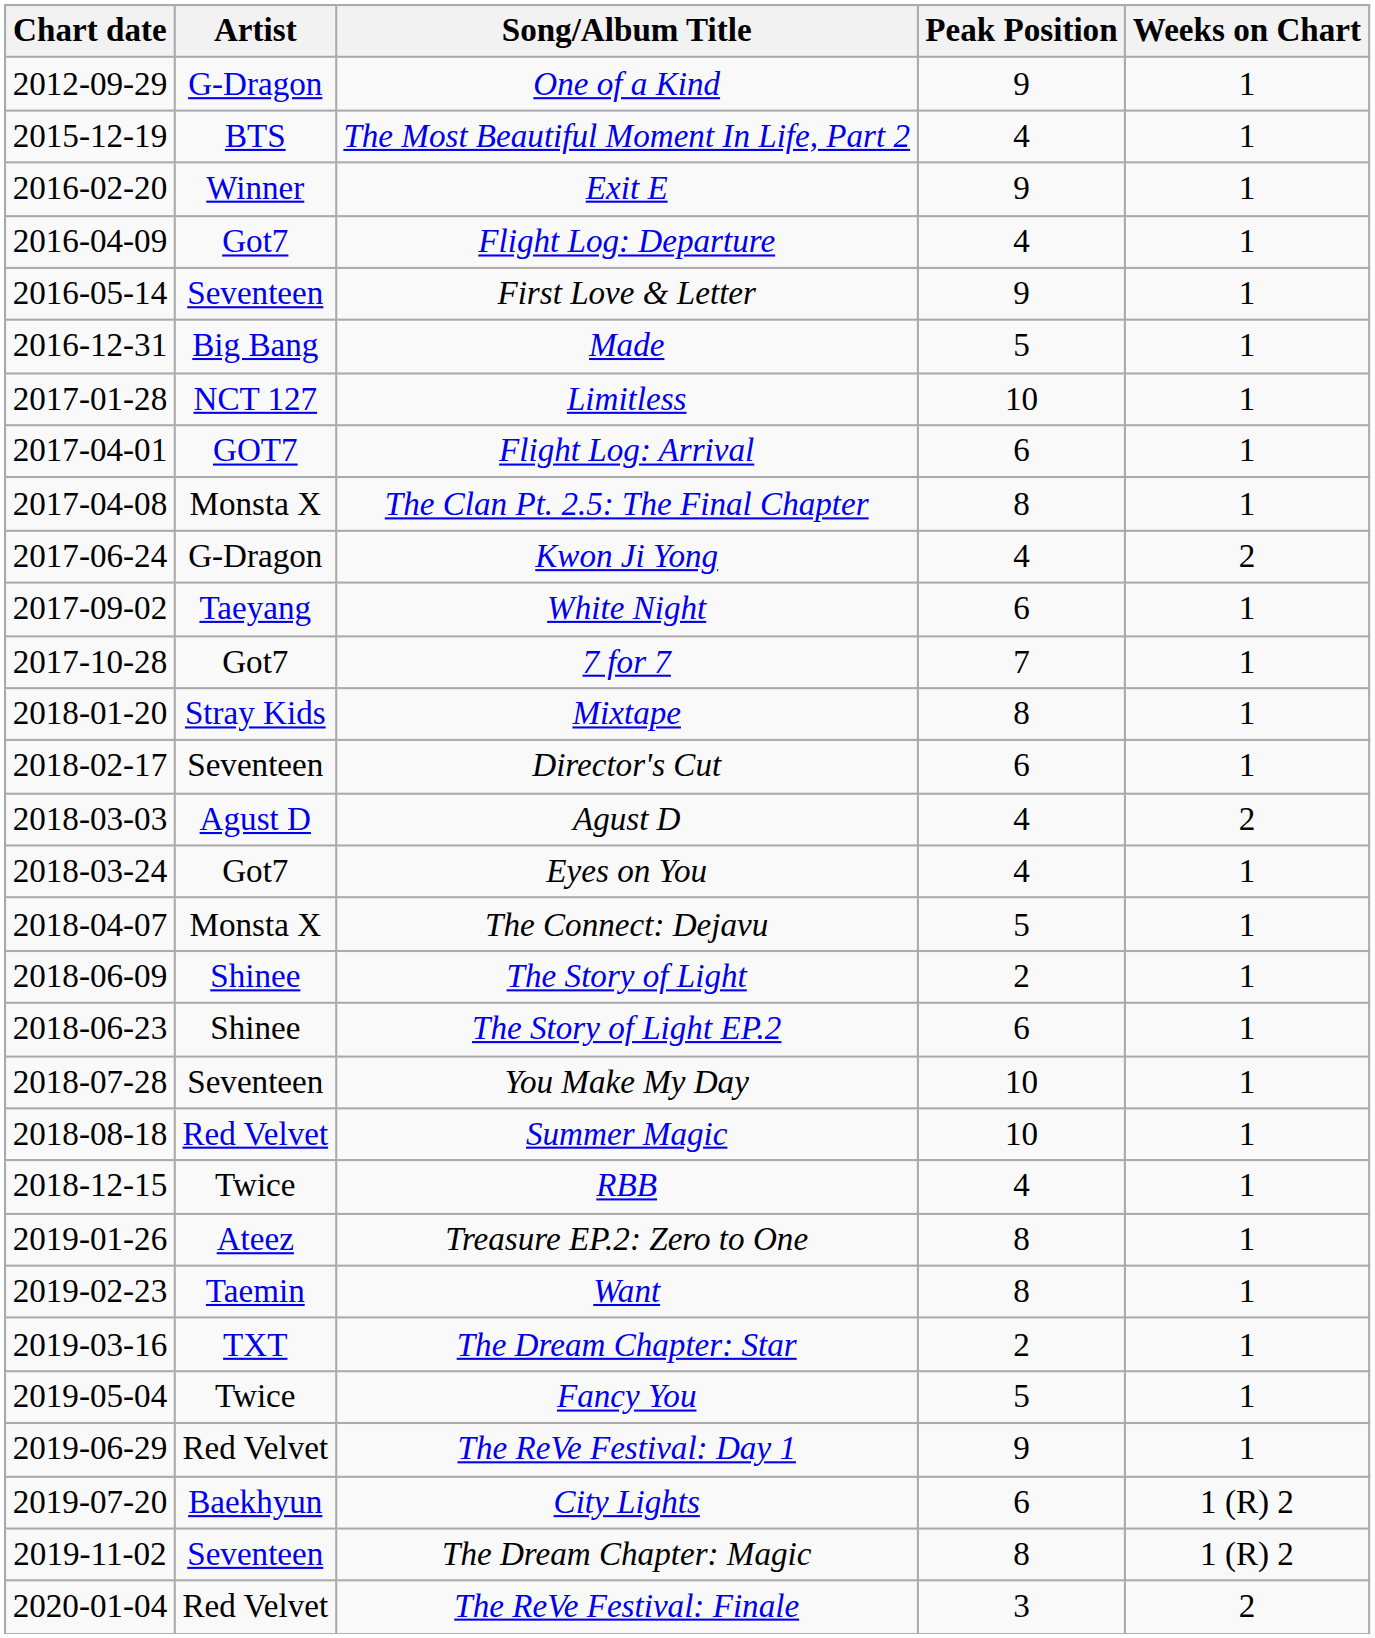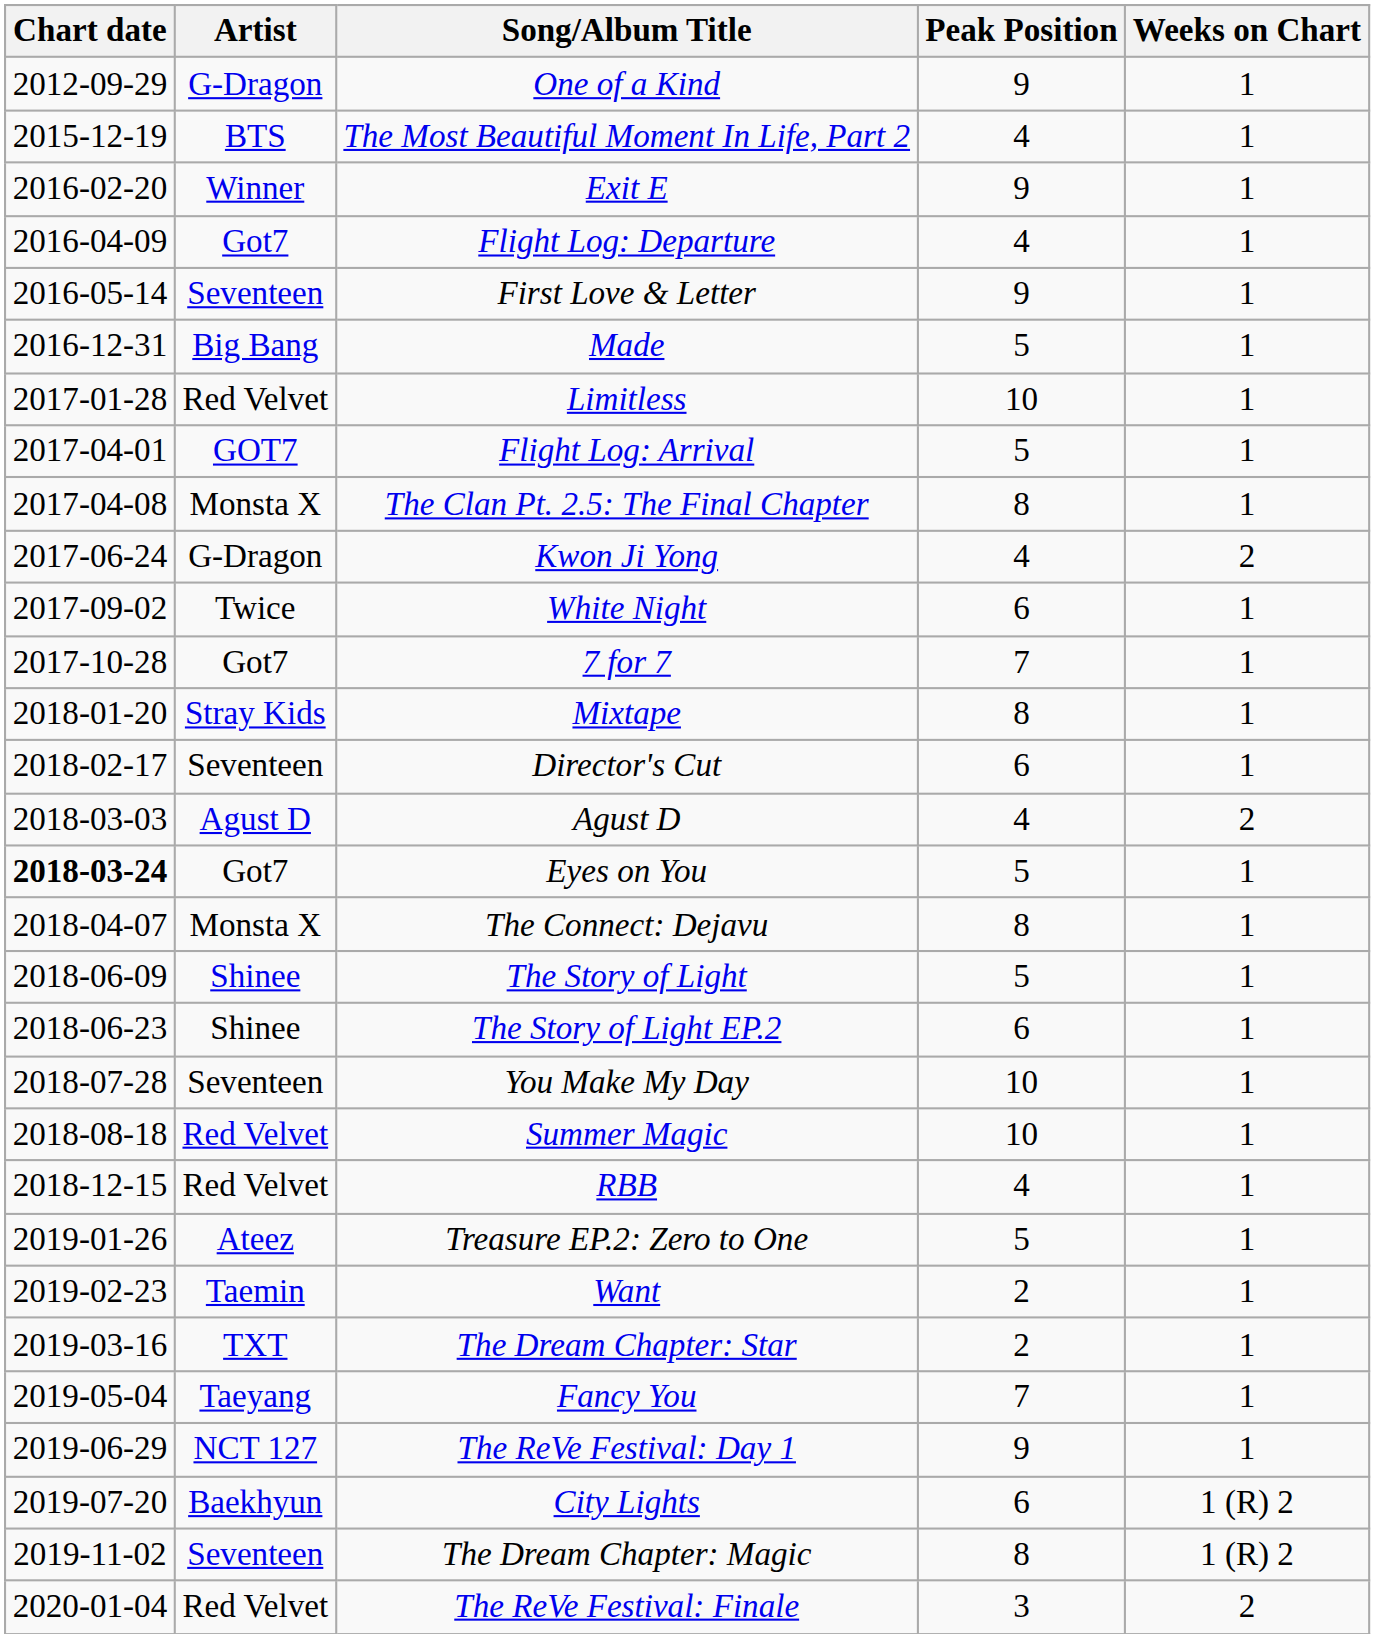(255, 398) NCT 127 -> (255, 398) Red Velvet
(1021, 450) 6 -> (1021, 450) 5
(255, 608) Taeyang -> (255, 608) Twice
(90, 871) normal -> (90, 871) bold
(1021, 871) 4 -> (1021, 871) 5
(1021, 923) 5 -> (1021, 923) 8
(1021, 976) 2 -> (1021, 976) 5
(255, 1186) Twice -> (255, 1186) Red Velvet
(1021, 1238) 8 -> (1021, 1238) 5
(1021, 1291) 8 -> (1021, 1291) 2
(255, 1396) Twice -> (255, 1396) Taeyang
(1021, 1396) 5 -> (1021, 1396) 7
(255, 1448) Red Velvet -> (255, 1448) NCT 127
